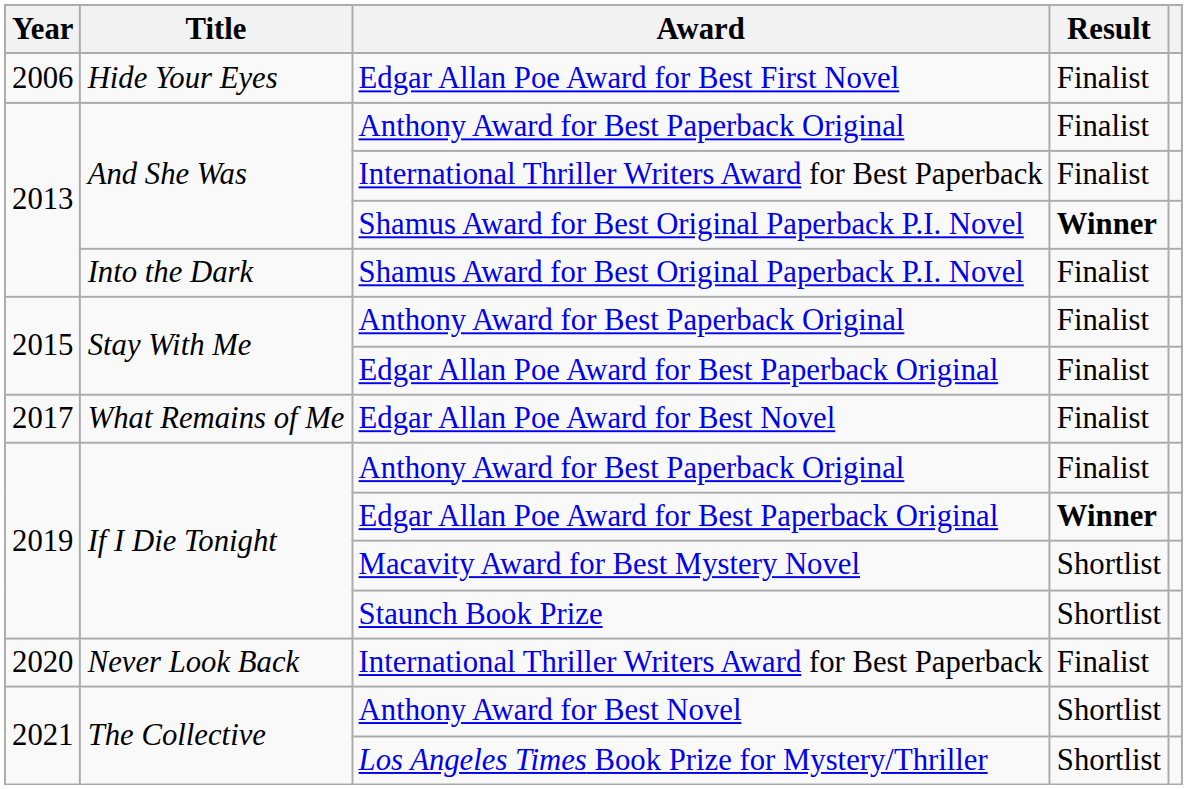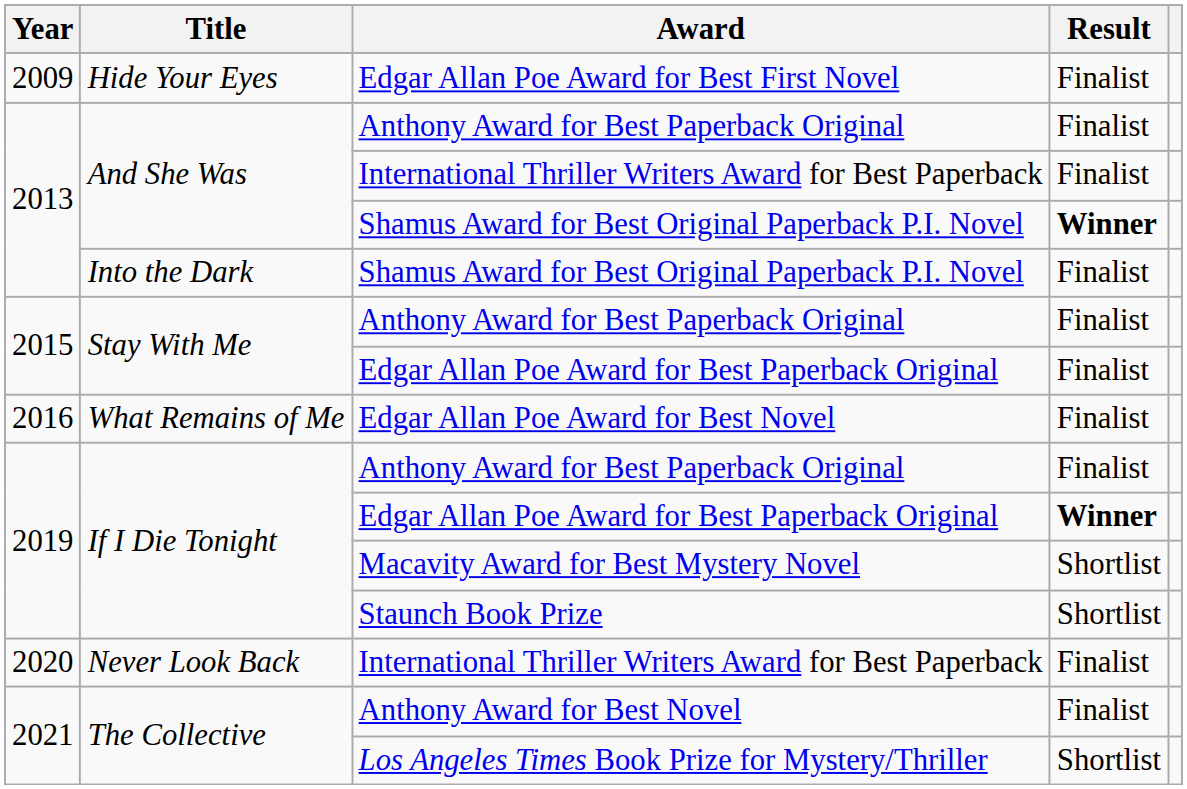(43, 77) 2006 -> (43, 77) 2009
(43, 418) 2017 -> (43, 418) 2016
(1109, 710) Shortlist -> (1103, 710) Finalist
